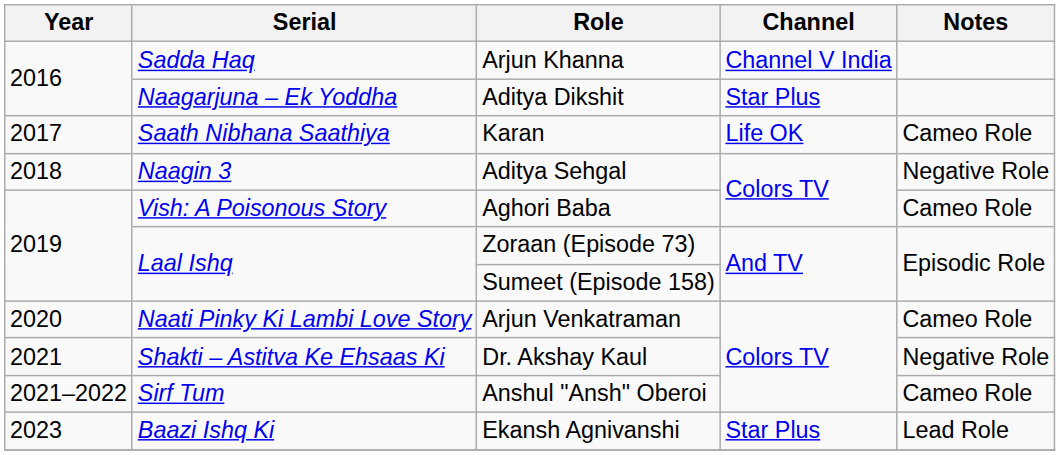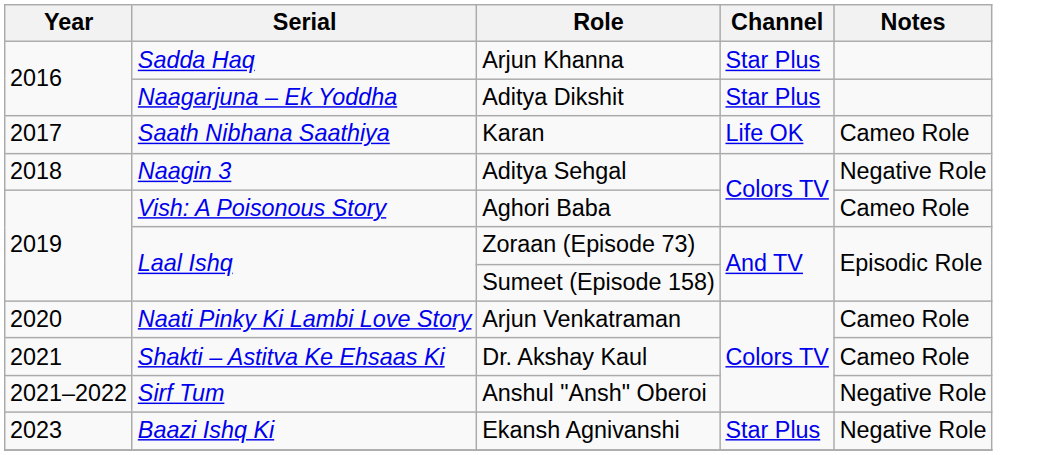(809, 60) Channel V India -> (773, 60) Star Plus
(976, 356) Negative Role -> (905, 356) Cameo Role
(967, 393) Cameo Role -> (913, 393) Negative Role
(956, 430) Lead Role -> (913, 430) Negative Role
